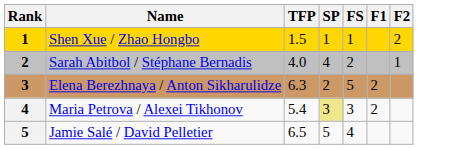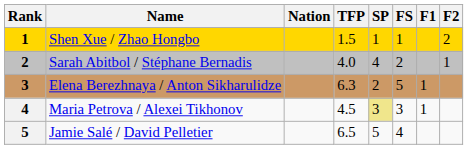+ column: (309, 16)
(374, 86) 2 -> (423, 86) 1
(297, 109) 5.4 -> (346, 109) 4.5
(374, 109) 2 -> (423, 109) 1
